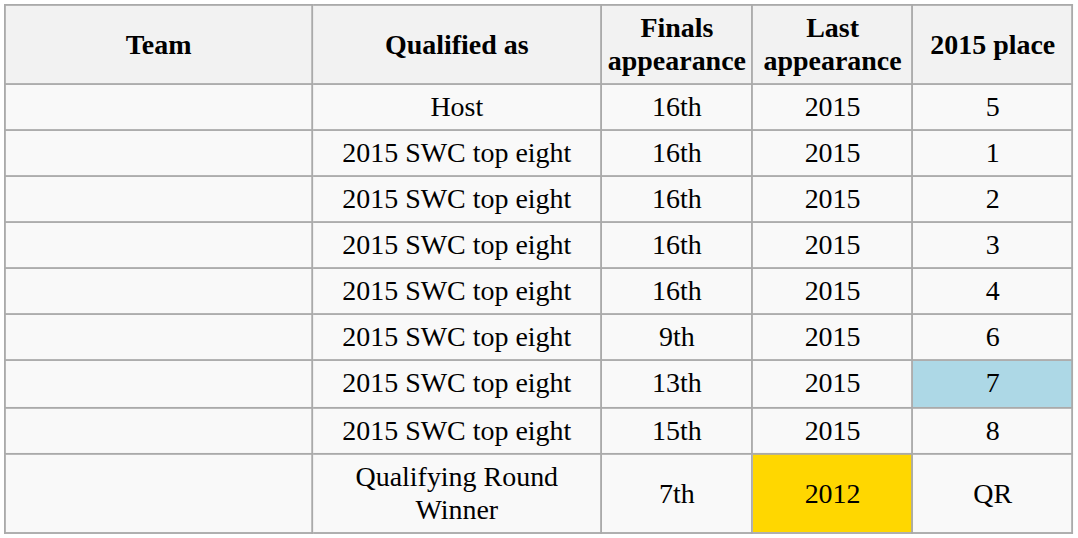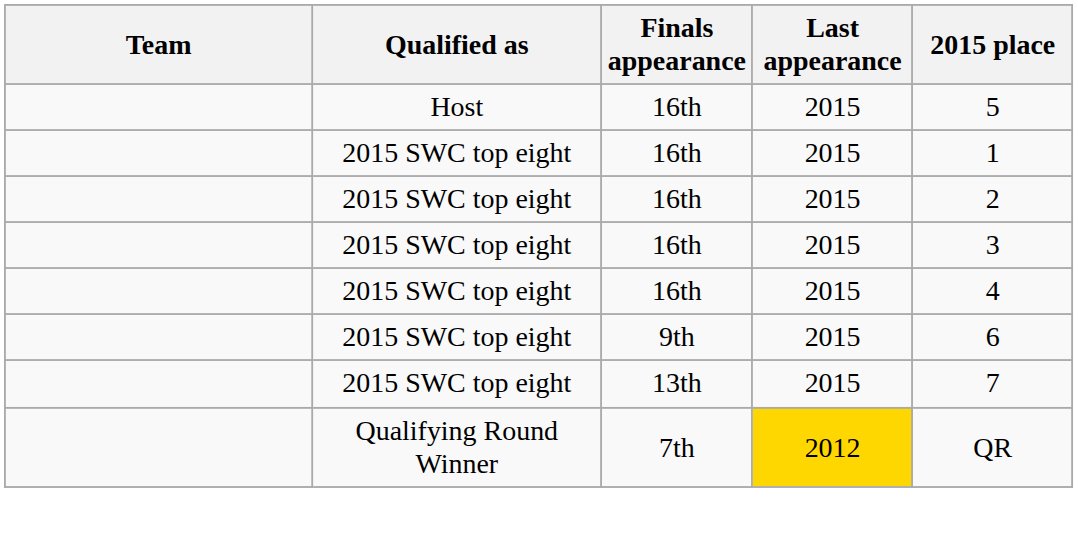(993, 383) lightblue background -> (993, 383) no background
- row: (457, 429)
